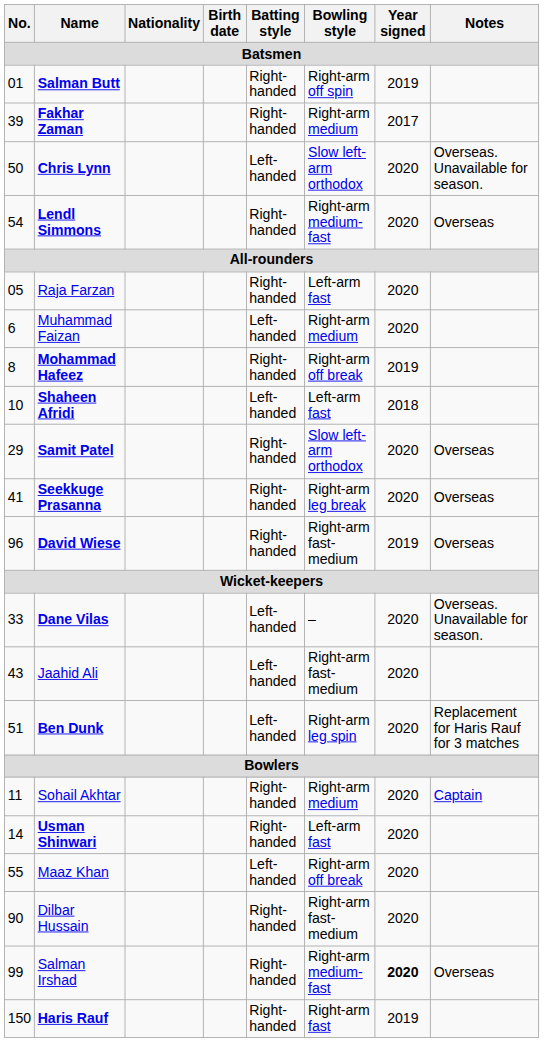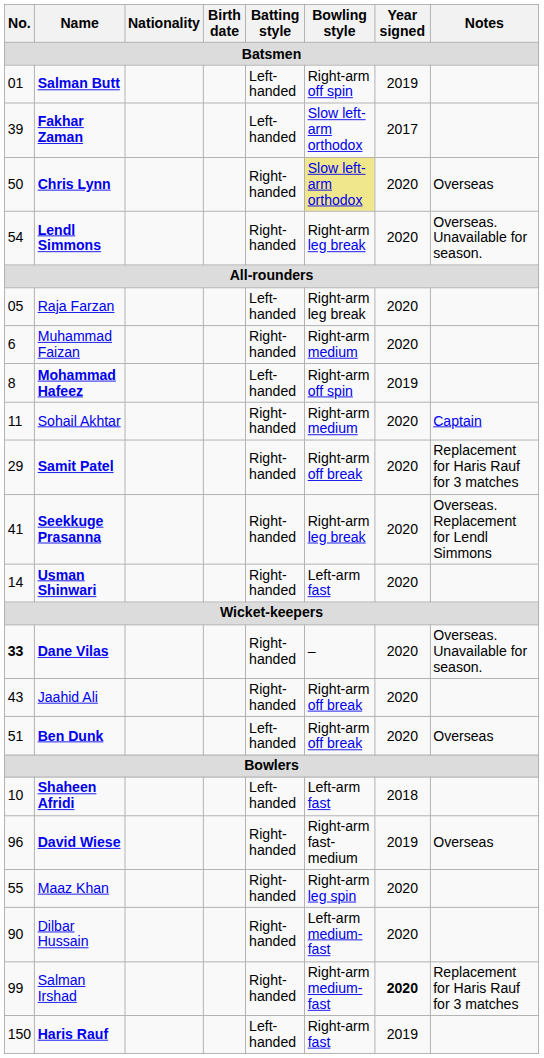(273, 84) Right-handed -> (273, 84) Left-handed
(273, 122) Right-handed -> (273, 130) Left-handed
(339, 122) Right-arm medium -> (337, 130) Slow left-arm orthodox
(273, 168) Left-handed -> (273, 184) Right-handed
(337, 168) no background -> (337, 184) khaki background
(481, 168) Overseas. Unavailable for season. -> (463, 184) Overseas
(339, 222) Right-arm medium-fast -> (339, 238) Right-arm leg break
(464, 222) Overseas -> (480, 238) Overseas. Unavailable for season.
(273, 290) Right-handed -> (273, 306) Left-handed
(334, 290) Left-arm fast -> (339, 306) Right-arm leg break
(273, 328) Left-handed -> (273, 344) Right-handed
(273, 367) Right-handed -> (273, 382) Left-handed
(339, 367) Right-arm off break -> (339, 382) Right-arm off spin
rows swapped: (79, 796) <-> (67, 405)
(337, 451) Slow left-arm orthodox -> (339, 467) Right-arm off break
(464, 451) Overseas -> (477, 467) Replacement for Haris Rauf for 3 matches
(464, 497) Overseas -> (475, 529) Overseas. Replacement for Lendl Simmons
rows swapped: (79, 543) <-> (67, 834)
(16, 619) normal -> (16, 651) bold
(273, 619) Left-handed -> (273, 651) Right-handed
(273, 673) Left-handed -> (273, 697) Right-handed
(339, 673) Right-arm fast-medium -> (339, 697) Right-arm off break
(339, 727) Right-arm leg spin -> (339, 735) Right-arm off break
(477, 727) Replacement for Haris Rauf for 3 matches -> (463, 735) Overseas
(273, 872) Left-handed -> (273, 888) Right-handed
(339, 872) Right-arm off break -> (339, 888) Right-arm leg spin
(339, 918) Right-arm fast-medium -> (335, 934) Left-arm medium-fast
(464, 972) Overseas -> (477, 988) Replacement for Haris Rauf for 3 matches
(273, 1018) Right-handed -> (273, 1034) Left-handed
